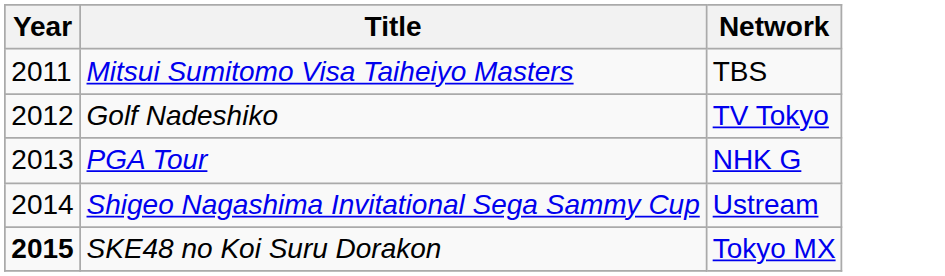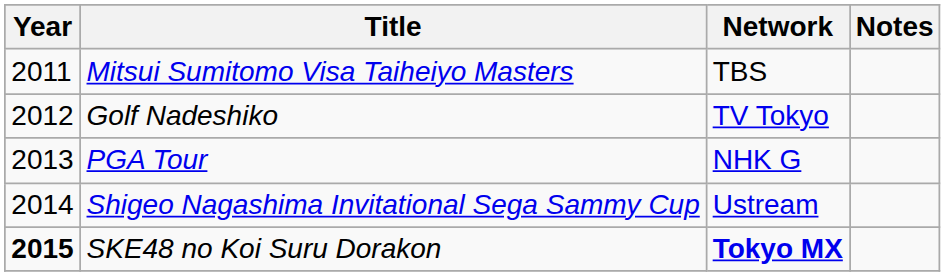+ column: (895, 26)
(774, 248) normal -> (778, 248) bold
